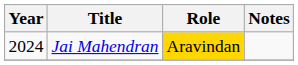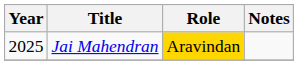(26, 45) 2024 -> (26, 45) 2025
